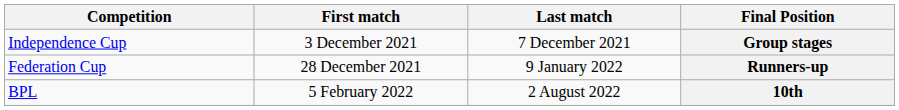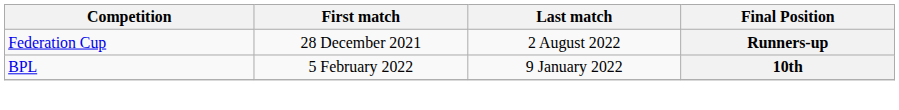- row: (788, 42)
(574, 67) 9 January 2022 -> (574, 42) 2 August 2022
(574, 92) 2 August 2022 -> (574, 67) 9 January 2022
